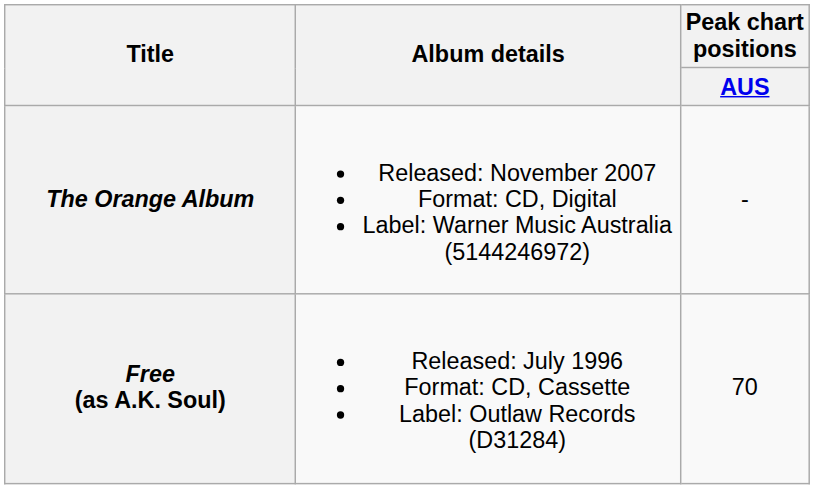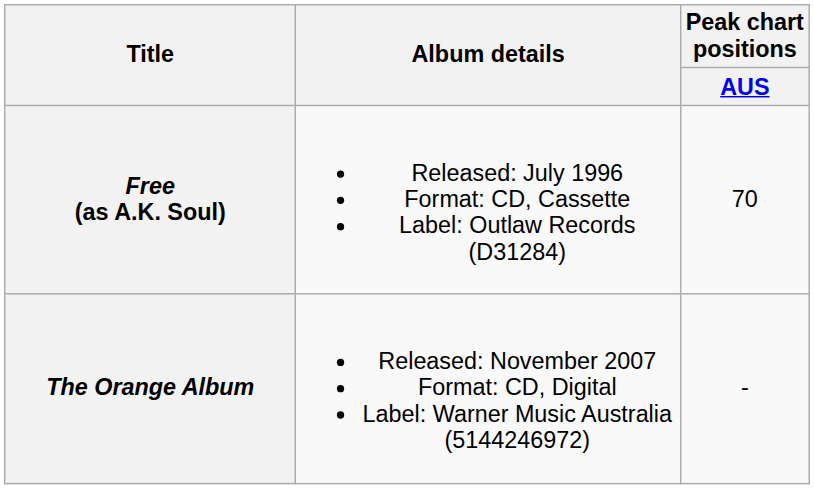rows swapped: (150, 388) <-> (150, 199)
